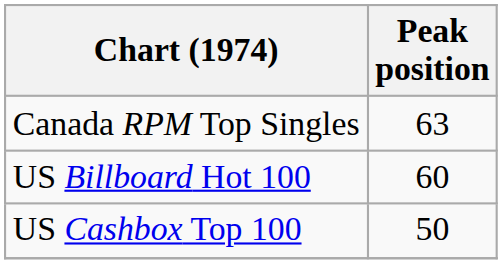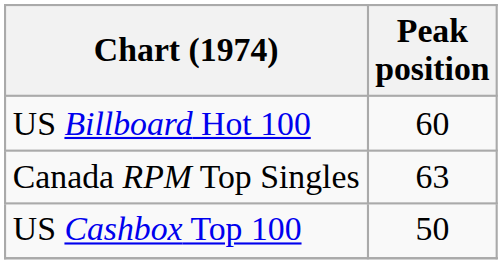rows swapped: (186, 122) <-> (162, 176)
